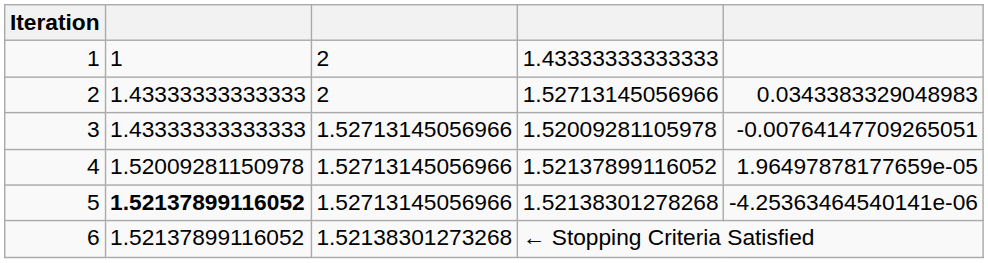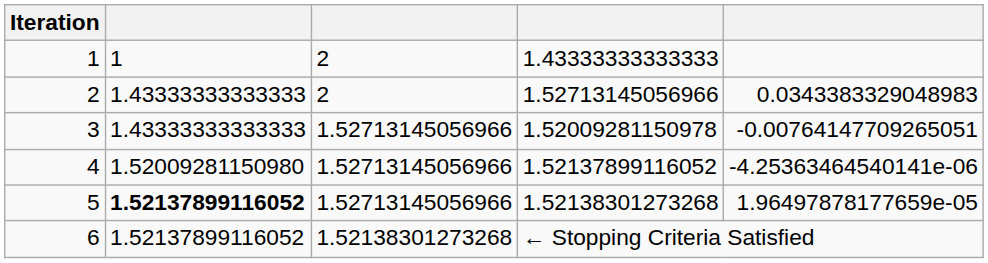(620, 130) 1.52009281105978 -> (620, 130) 1.52009281150978
(207, 166) 1.52009281150978 -> (207, 166) 1.52009281150980
(857, 166) 1.96497878177659e-05 -> (853, 166) -4.25363464540141e-06
(621, 202) 1.52138301278268 -> (621, 202) 1.52138301273268
(853, 202) -4.25363464540141e-06 -> (857, 202) 1.96497878177659e-05
